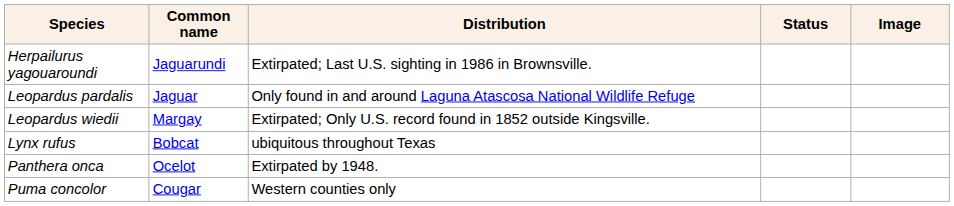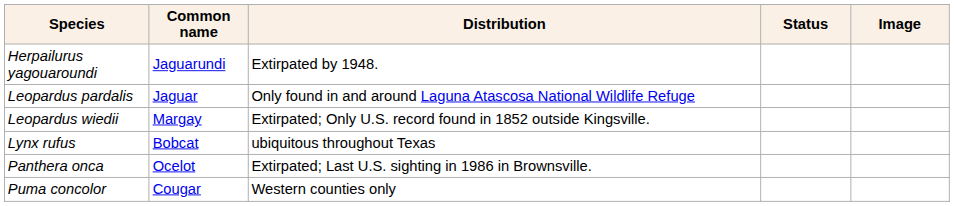(422, 64) Extirpated; Last U.S. sighting in 1986 in Brownsville. -> (315, 64) Extirpated by 1948.
(315, 166) Extirpated by 1948. -> (422, 166) Extirpated; Last U.S. sighting in 1986 in Brownsville.
